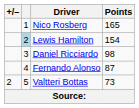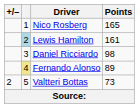(112, 39) 154 -> (112, 39) 161
(26, 68) no background -> (26, 68) khaki background
(110, 68) 87 -> (110, 68) 89
